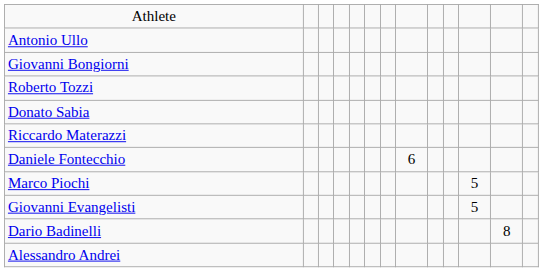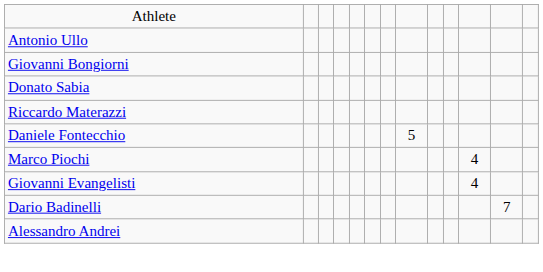- row: (51, 87)
(412, 159) 6 -> (412, 135) 5
(475, 183) 5 -> (475, 159) 4
(475, 207) 5 -> (475, 183) 4
(507, 231) 8 -> (507, 207) 7
